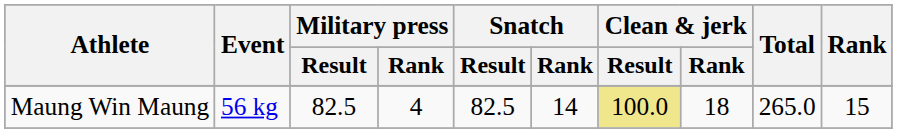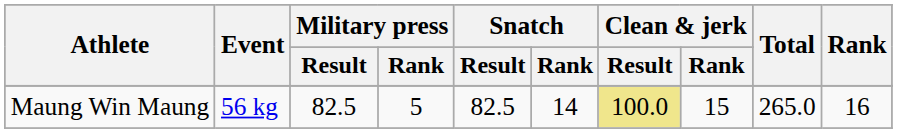(416, 107) 4 -> (416, 107) 5
(717, 107) 18 -> (717, 107) 15
(857, 107) 15 -> (857, 107) 16
